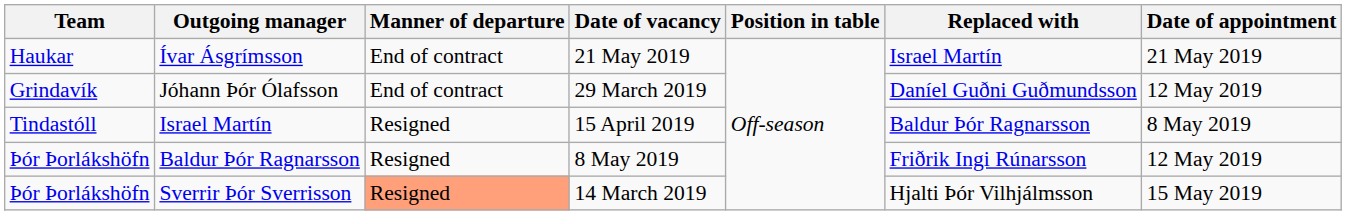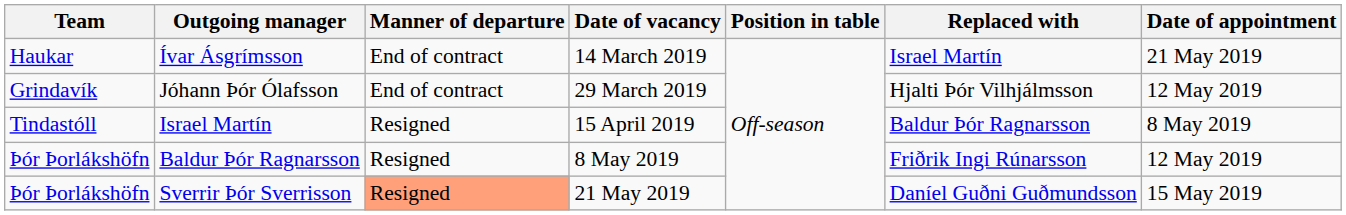(632, 55) 21 May 2019 -> (640, 55) 14 March 2019
(1013, 90) Daníel Guðni Guðmundsson -> (991, 90) Hjalti Þór Vilhjálmsson
(640, 192) 14 March 2019 -> (632, 192) 21 May 2019
(991, 192) Hjalti Þór Vilhjálmsson -> (1013, 192) Daníel Guðni Guðmundsson
